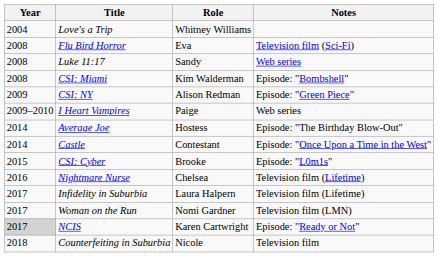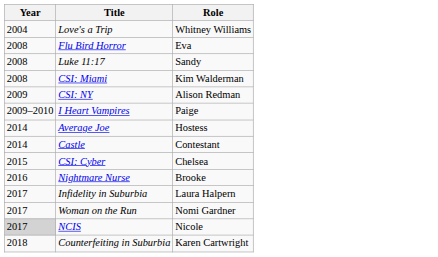- column: (344, 12)
(191, 161) Brooke -> (192, 161) Chelsea
(192, 177) Chelsea -> (191, 177) Brooke
(212, 227) Karen Cartwright -> (189, 227) Nicole
(189, 243) Nicole -> (212, 243) Karen Cartwright
